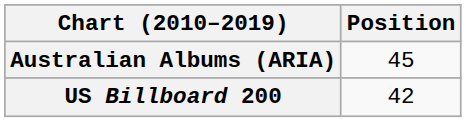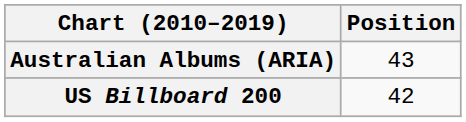(401, 60) 45 -> (401, 60) 43
